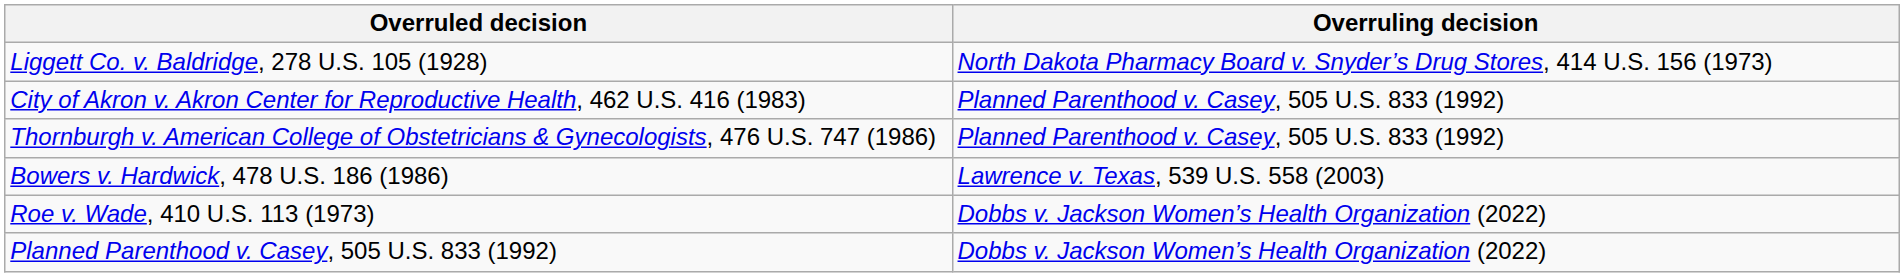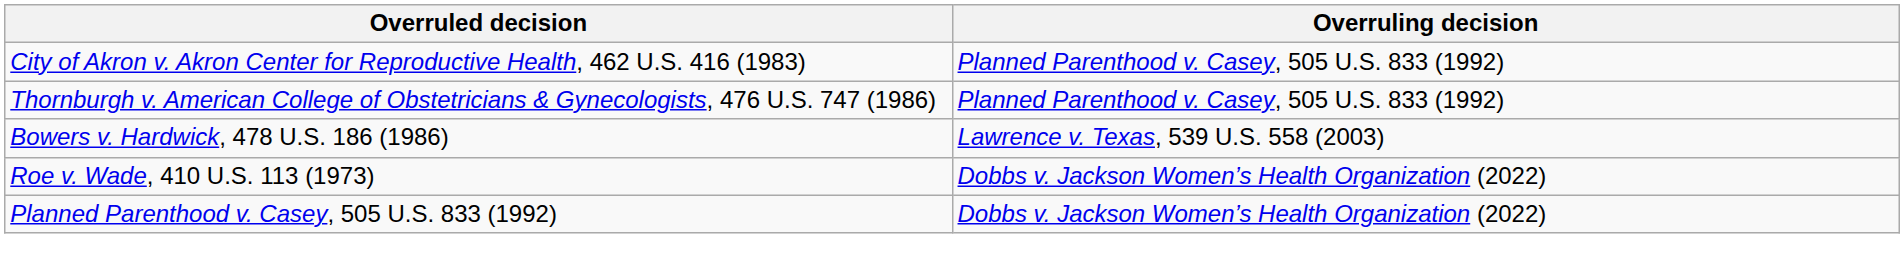- row: (249, 61)
